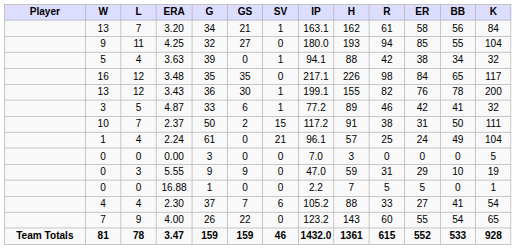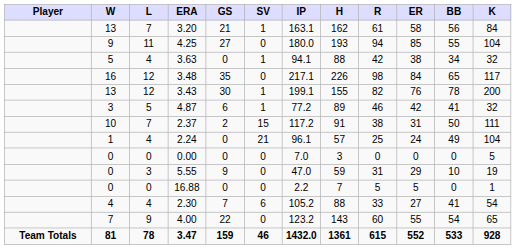- column: (210, 12)
